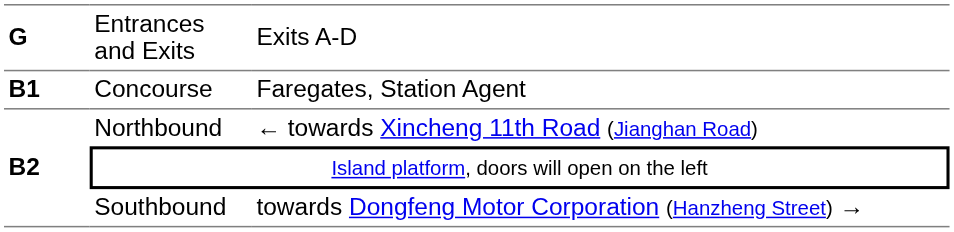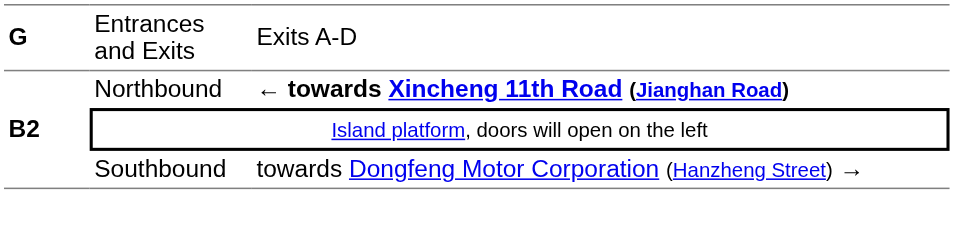- row: (153, 89)
(507, 127) normal -> (523, 89) bold
